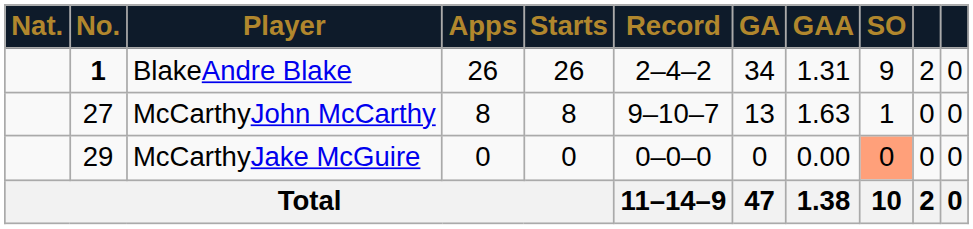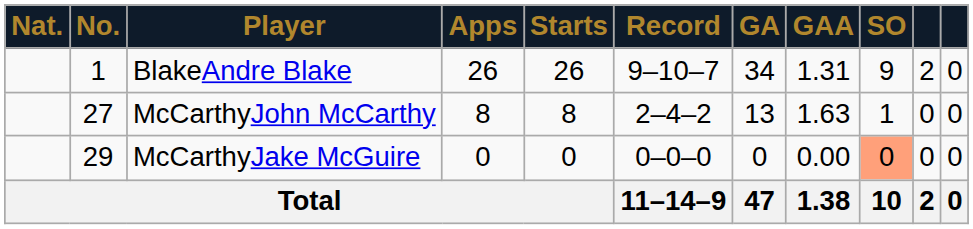(98, 69) bold -> (98, 69) normal
(673, 69) 2–4–2 -> (673, 69) 9–10–7
(673, 113) 9–10–7 -> (673, 113) 2–4–2
